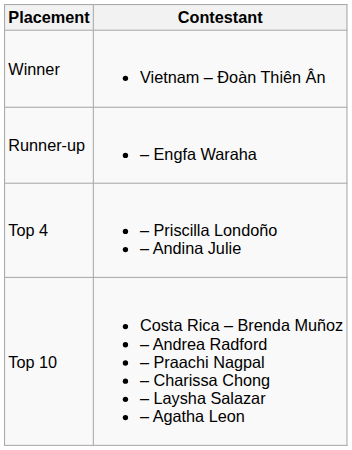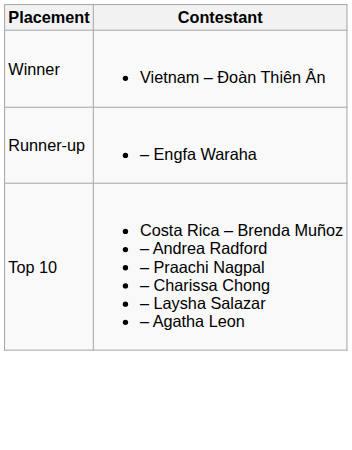- row: (28, 231)
